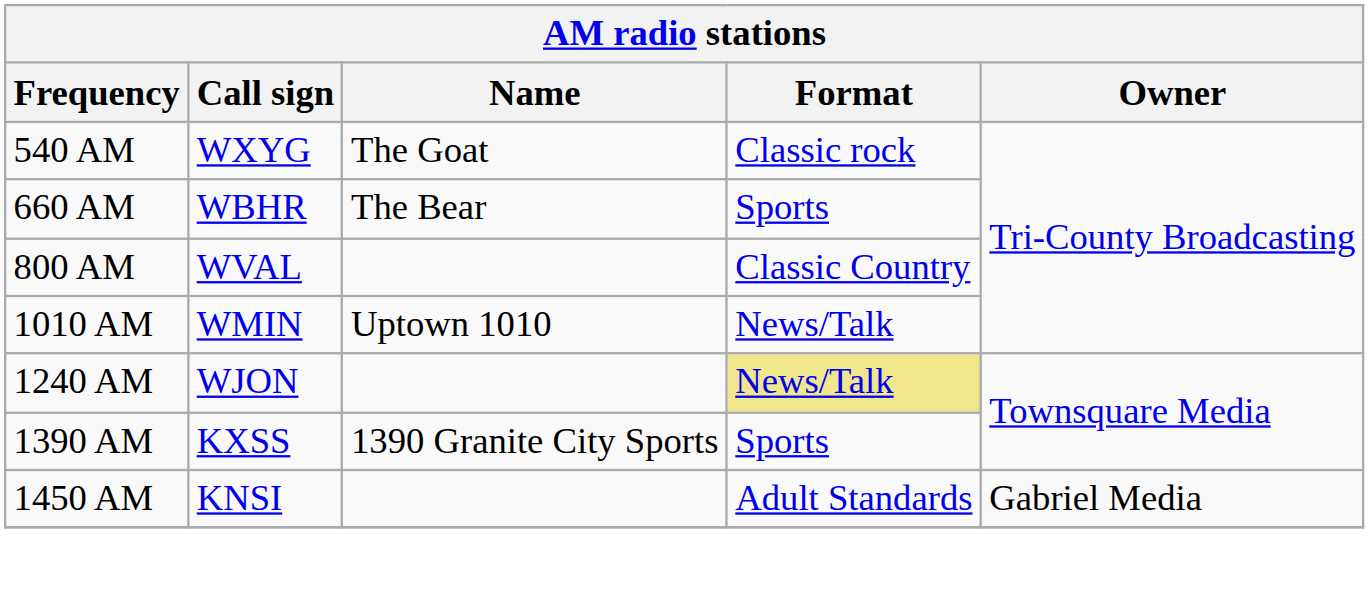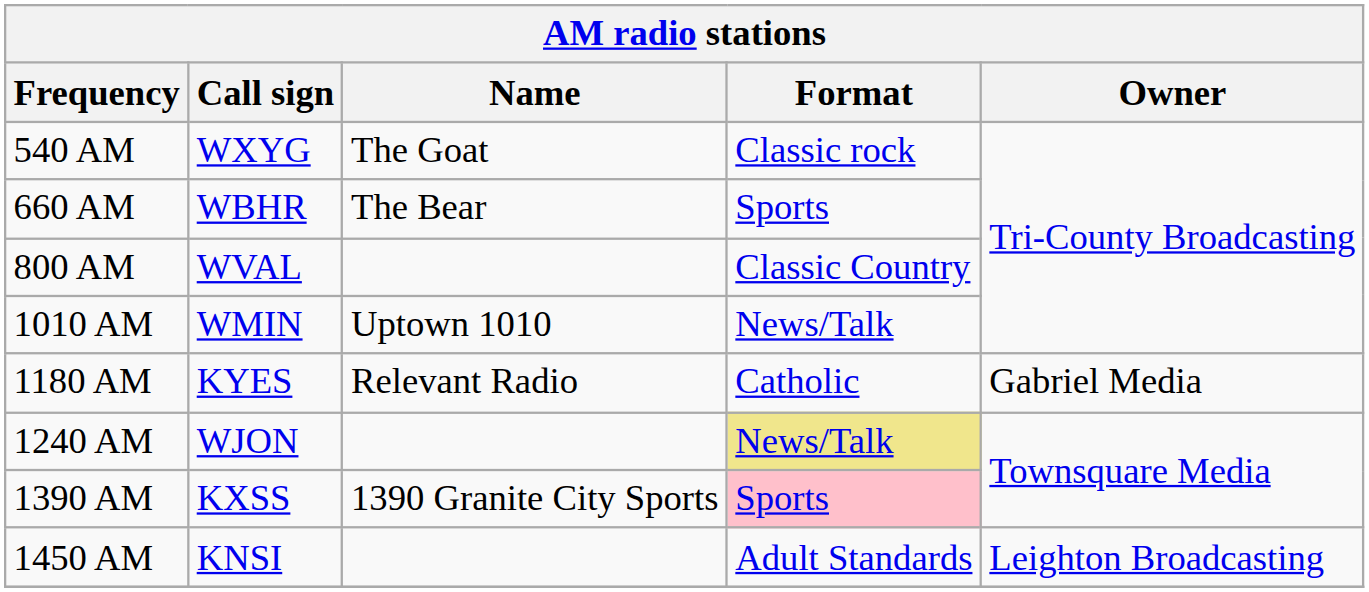+ row: (83, 382)
(782, 440) no background -> (782, 498) pink background
(1096, 498) Gabriel Media -> (1157, 556) Leighton Broadcasting
